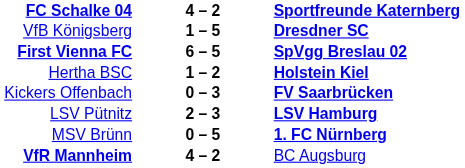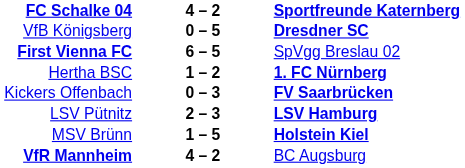(203, 31) 1 – 5 -> (203, 31) 0 – 5
(340, 52) bold -> (337, 52) normal
(321, 72) Holstein Kiel -> (330, 72) 1. FC Nürnberg
(203, 134) 0 – 5 -> (203, 134) 1 – 5
(330, 134) 1. FC Nürnberg -> (321, 134) Holstein Kiel
